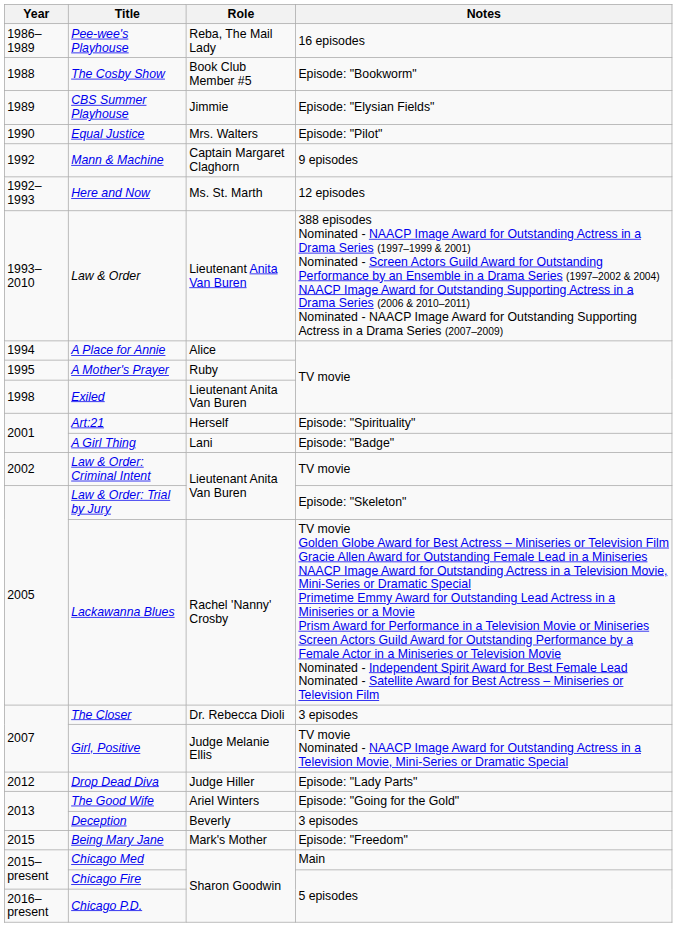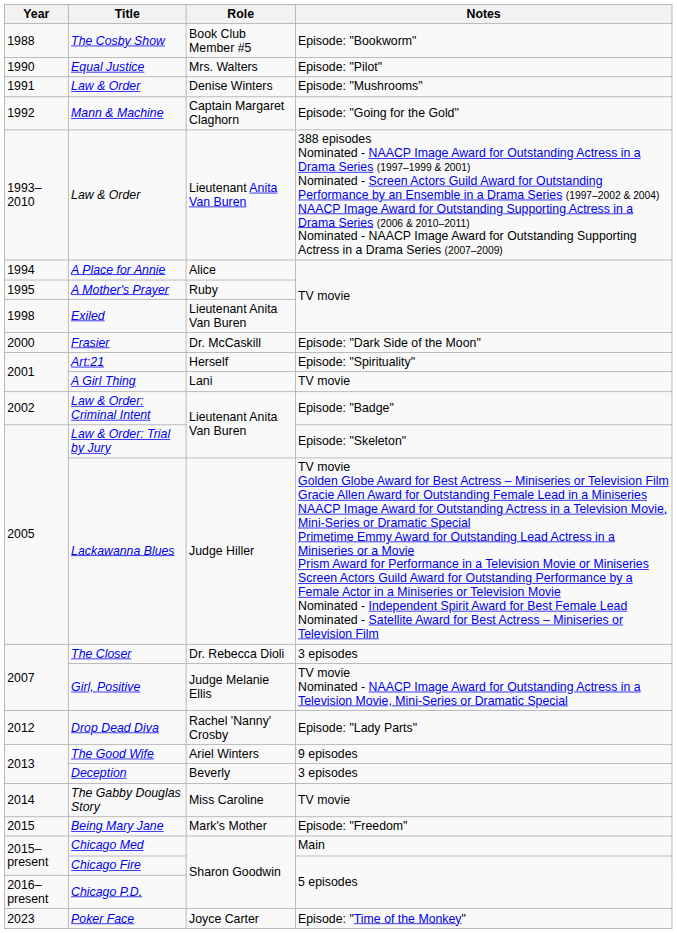- row: (24, 40)
- row: (21, 107)
+ row: (21, 86)
(328, 160) 9 episodes -> (378, 113) Episode: "Going for the Gold"
- row: (24, 193)
+ row: (21, 342)
(346, 442) Episode: "Badge" -> (324, 381) TV movie
(324, 469) TV movie -> (346, 408) Episode: "Badge"
(230, 612) Rachel 'Nanny' Crosby -> (222, 551) Judge Hiller
(222, 781) Judge Hiller -> (230, 727) Rachel 'Nanny' Crosby
(379, 801) Episode: "Going for the Gold" -> (328, 754) 9 episodes
+ row: (21, 800)
+ row: (21, 918)
